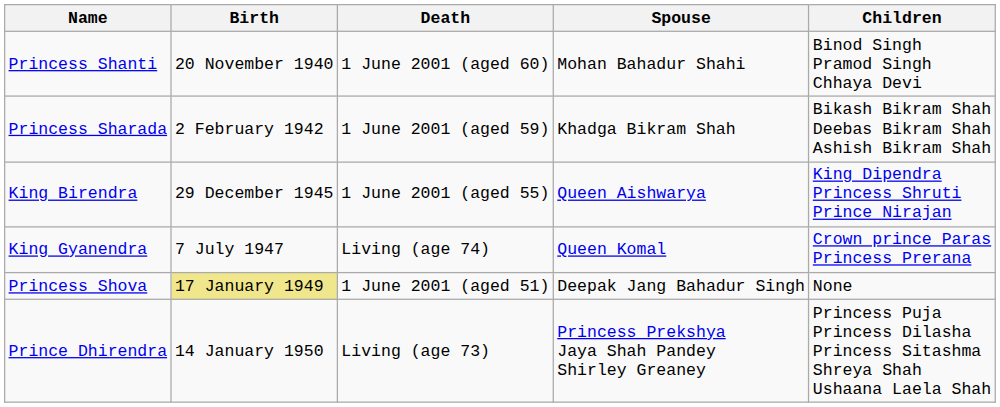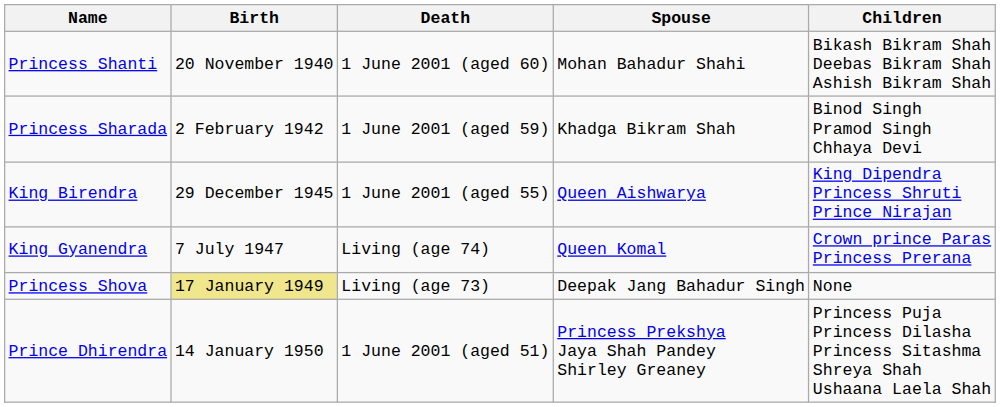(872, 64) Binod Singh Pramod Singh Chhaya Devi -> (902, 64) Bikash Bikram Shah Deebas Bikram Shah Ashish Bikram Shah
(902, 129) Bikash Bikram Shah Deebas Bikram Shah Ashish Bikram Shah -> (872, 129) Binod Singh Pramod Singh Chhaya Devi
(445, 286) 1 June 2001 (aged 51) -> (416, 286) Living (age 73)
(416, 351) Living (age 73) -> (445, 351) 1 June 2001 (aged 51)
